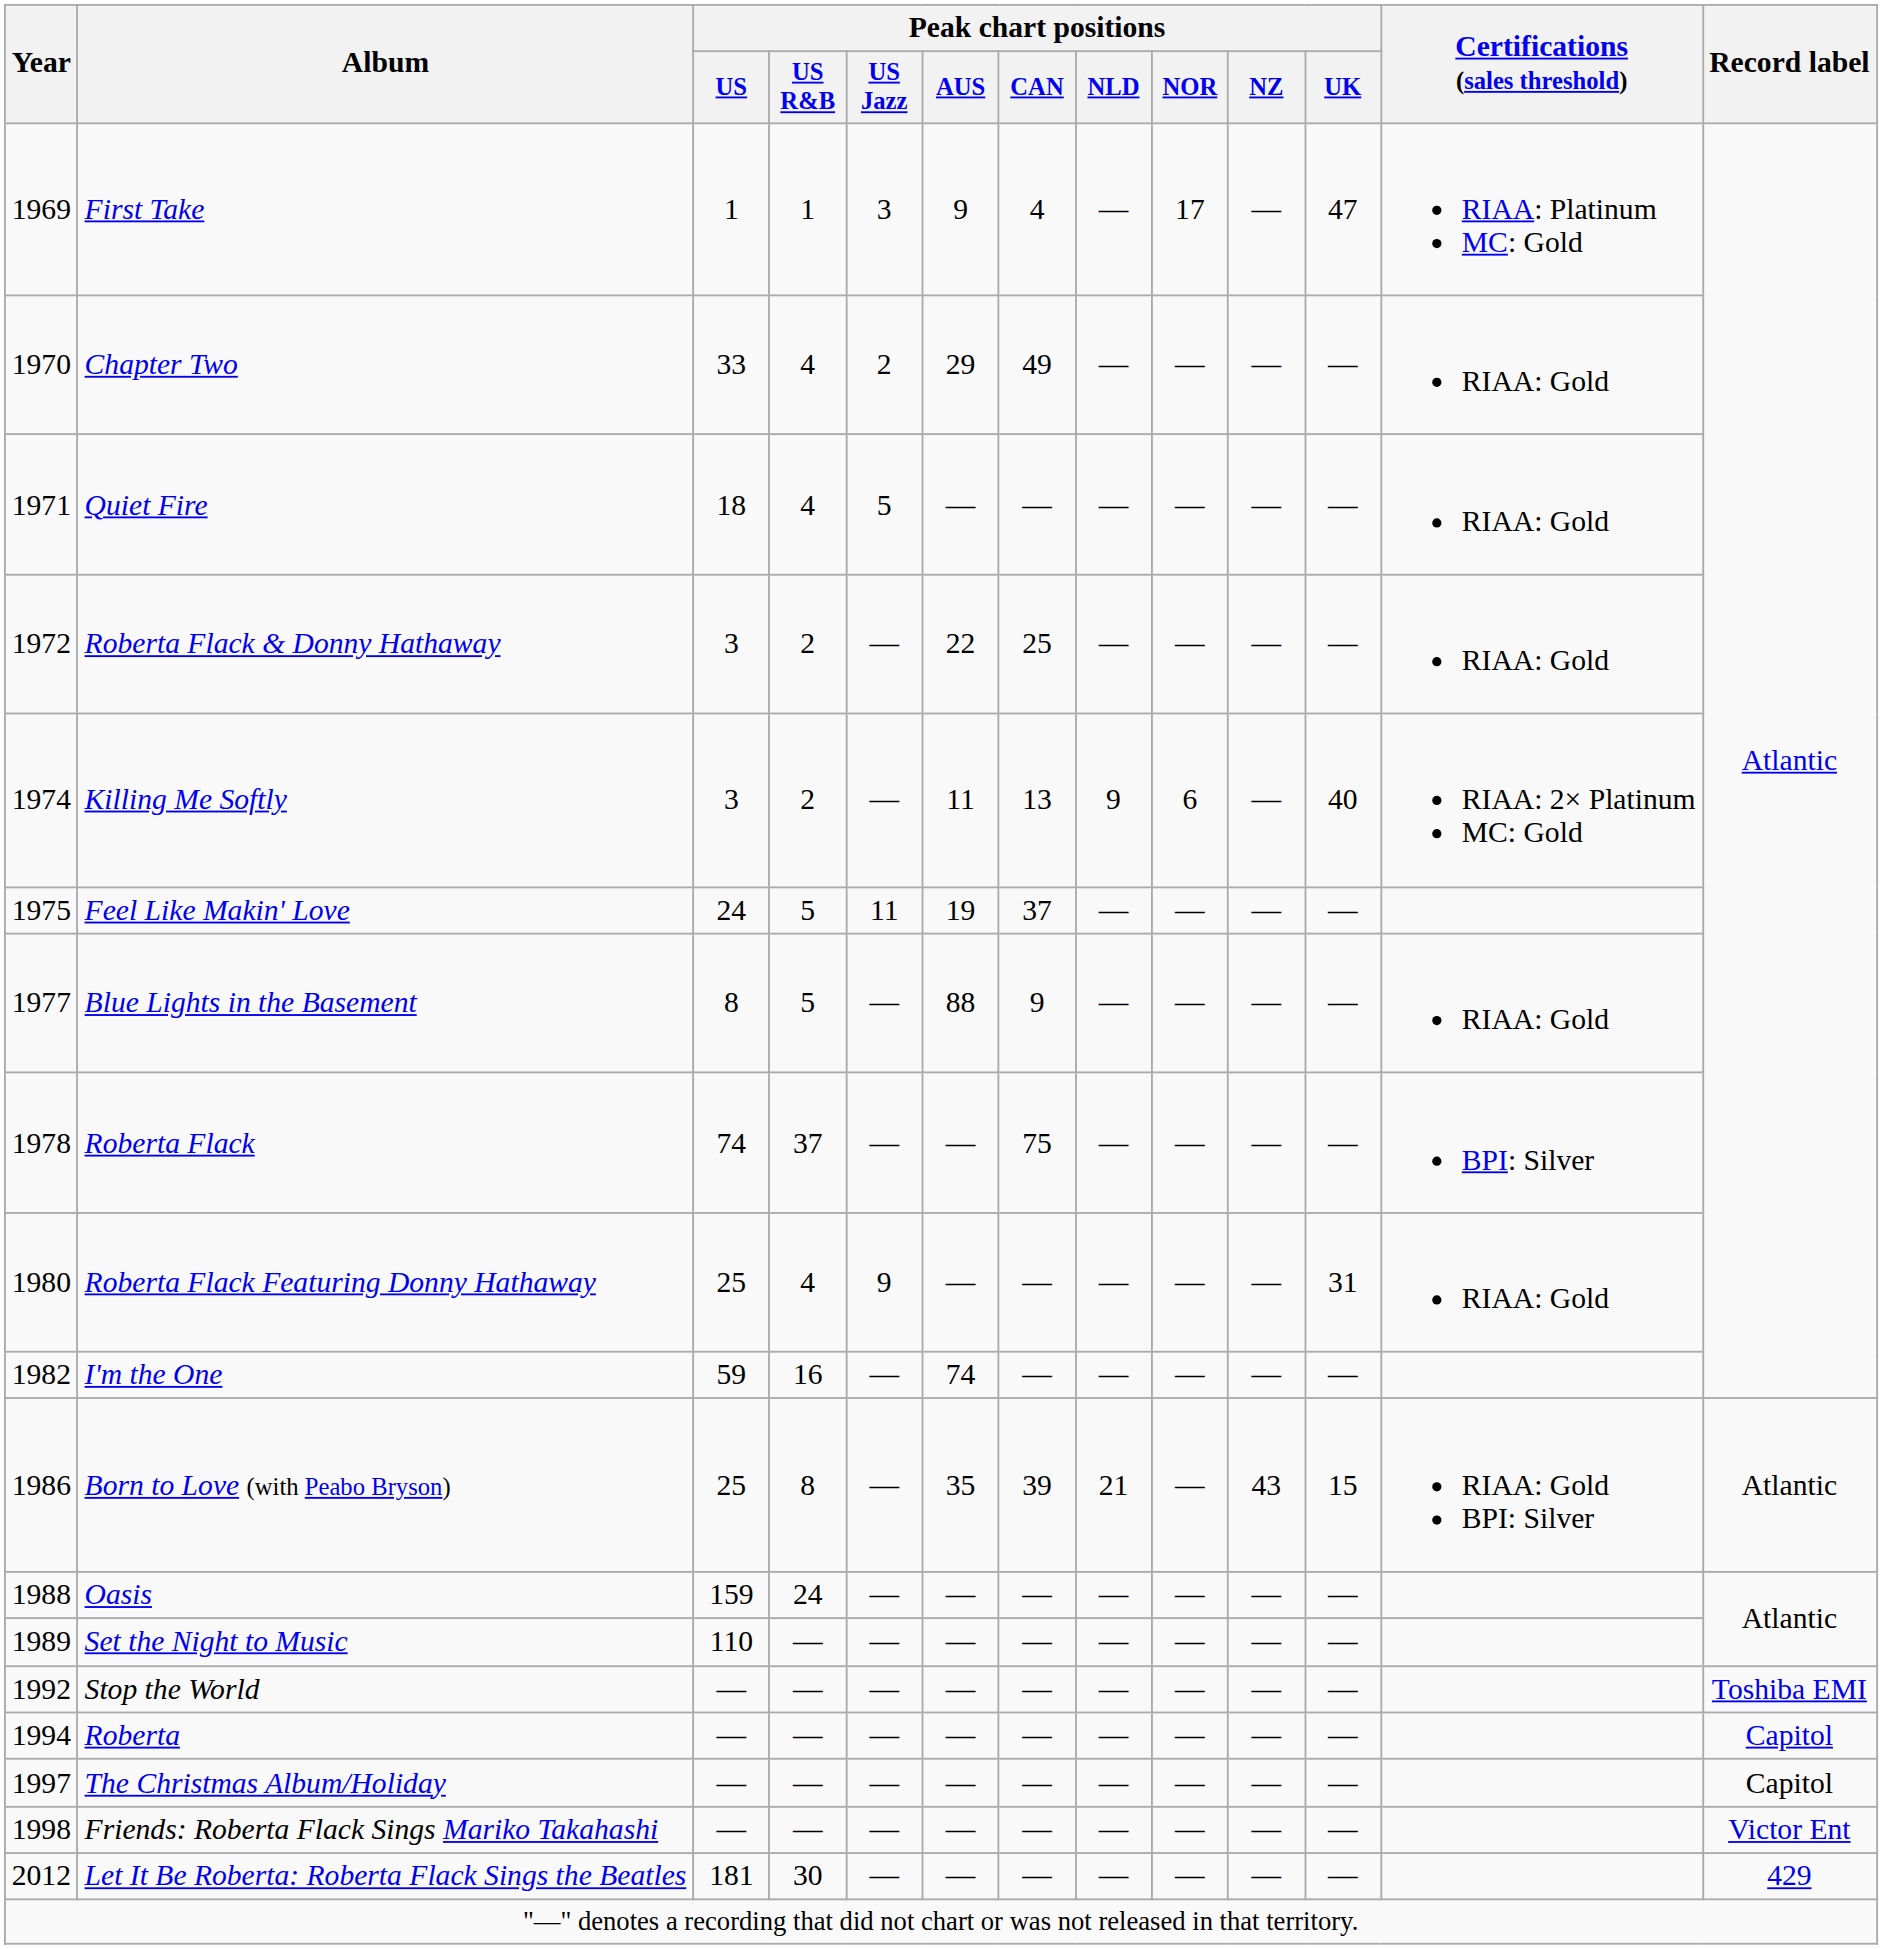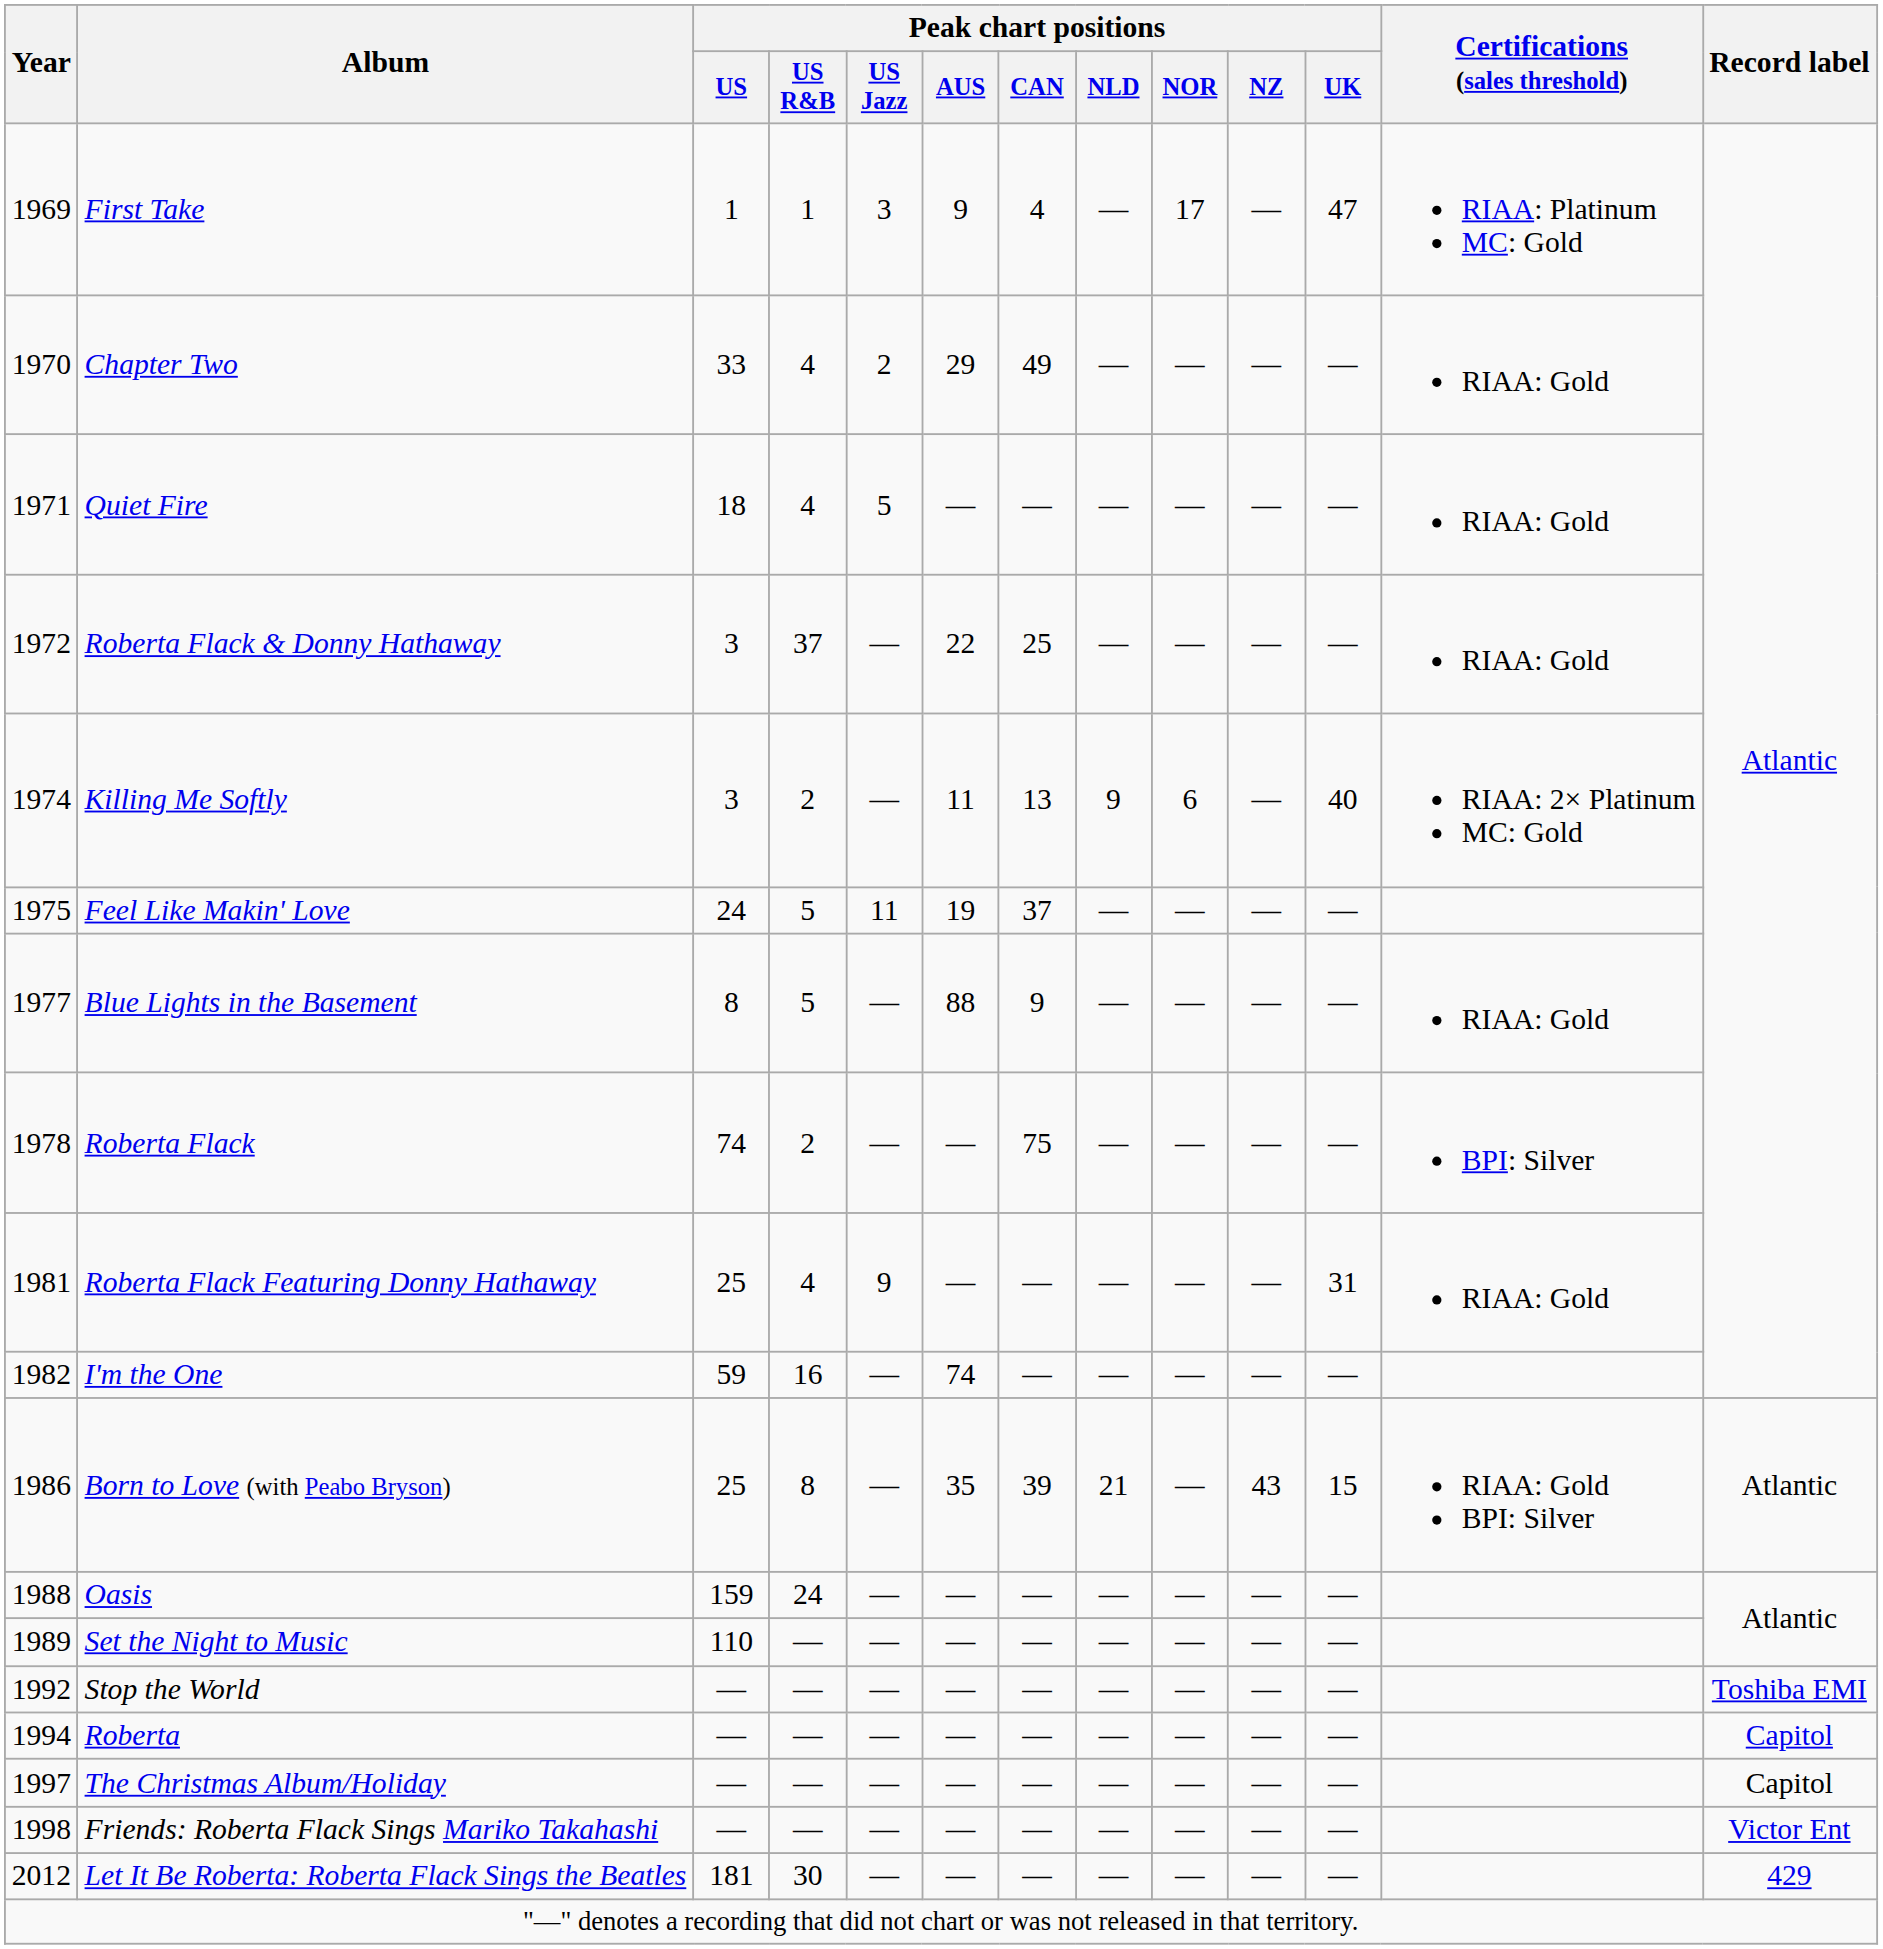(808, 643) 2 -> (808, 643) 37
(808, 1142) 37 -> (808, 1142) 2
(41, 1281) 1980 -> (41, 1281) 1981
